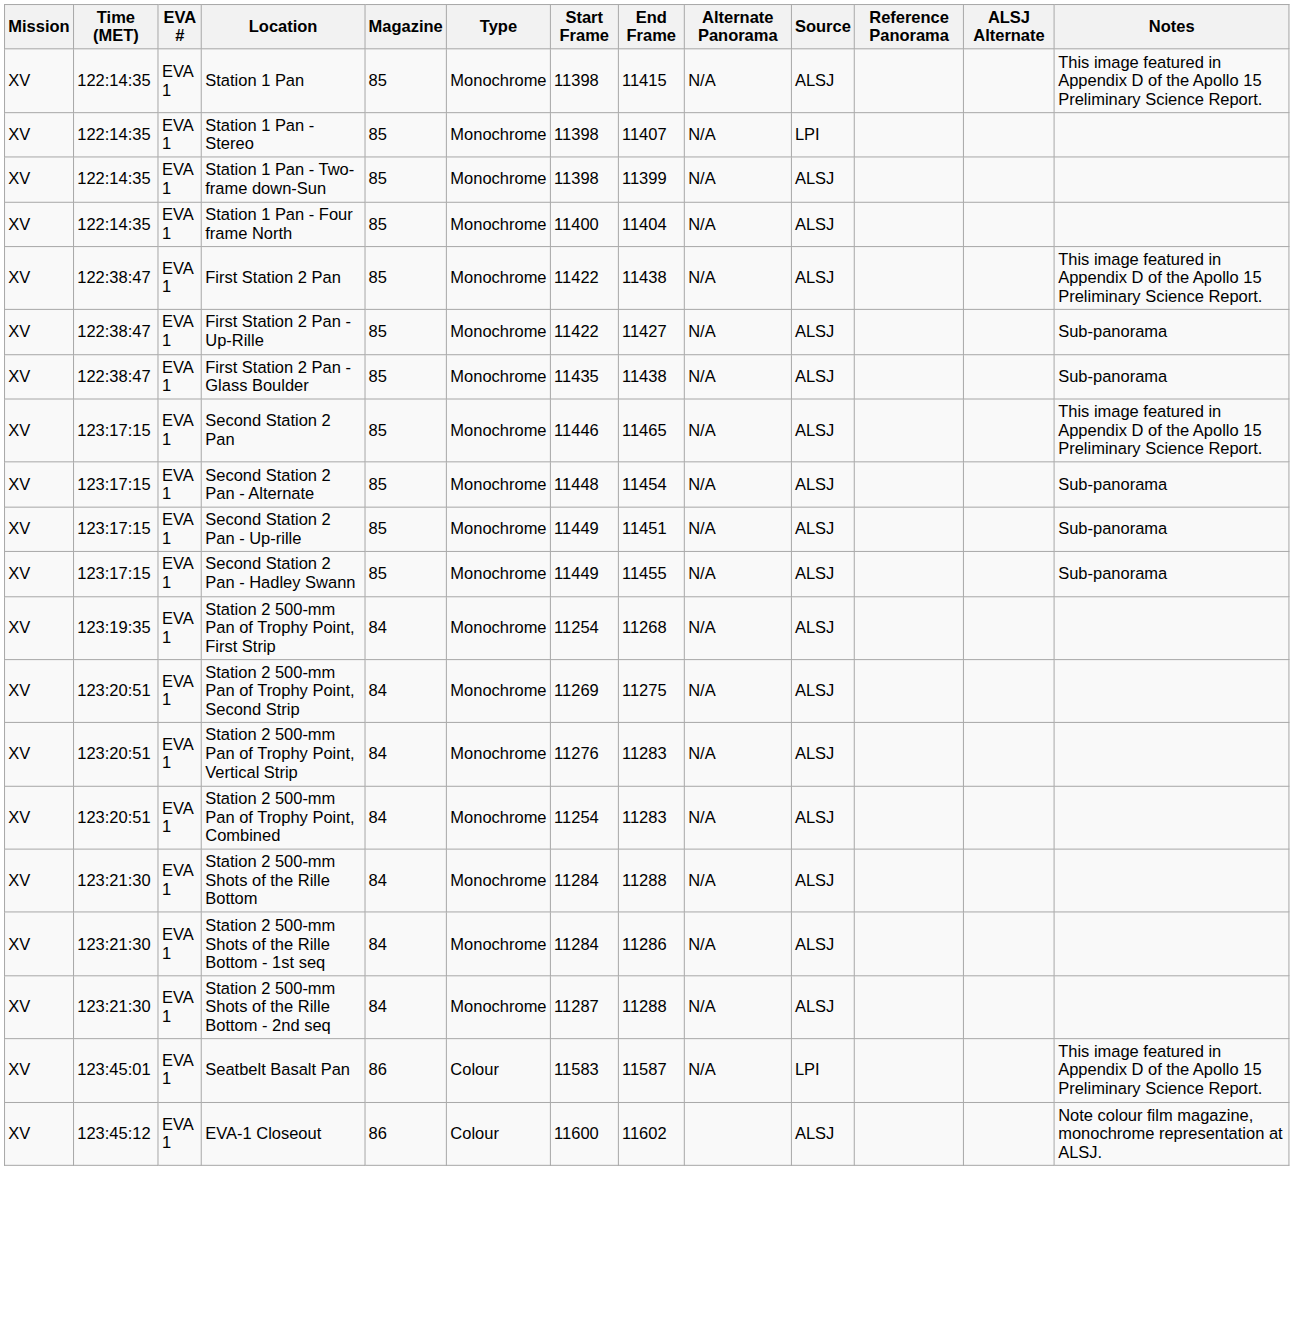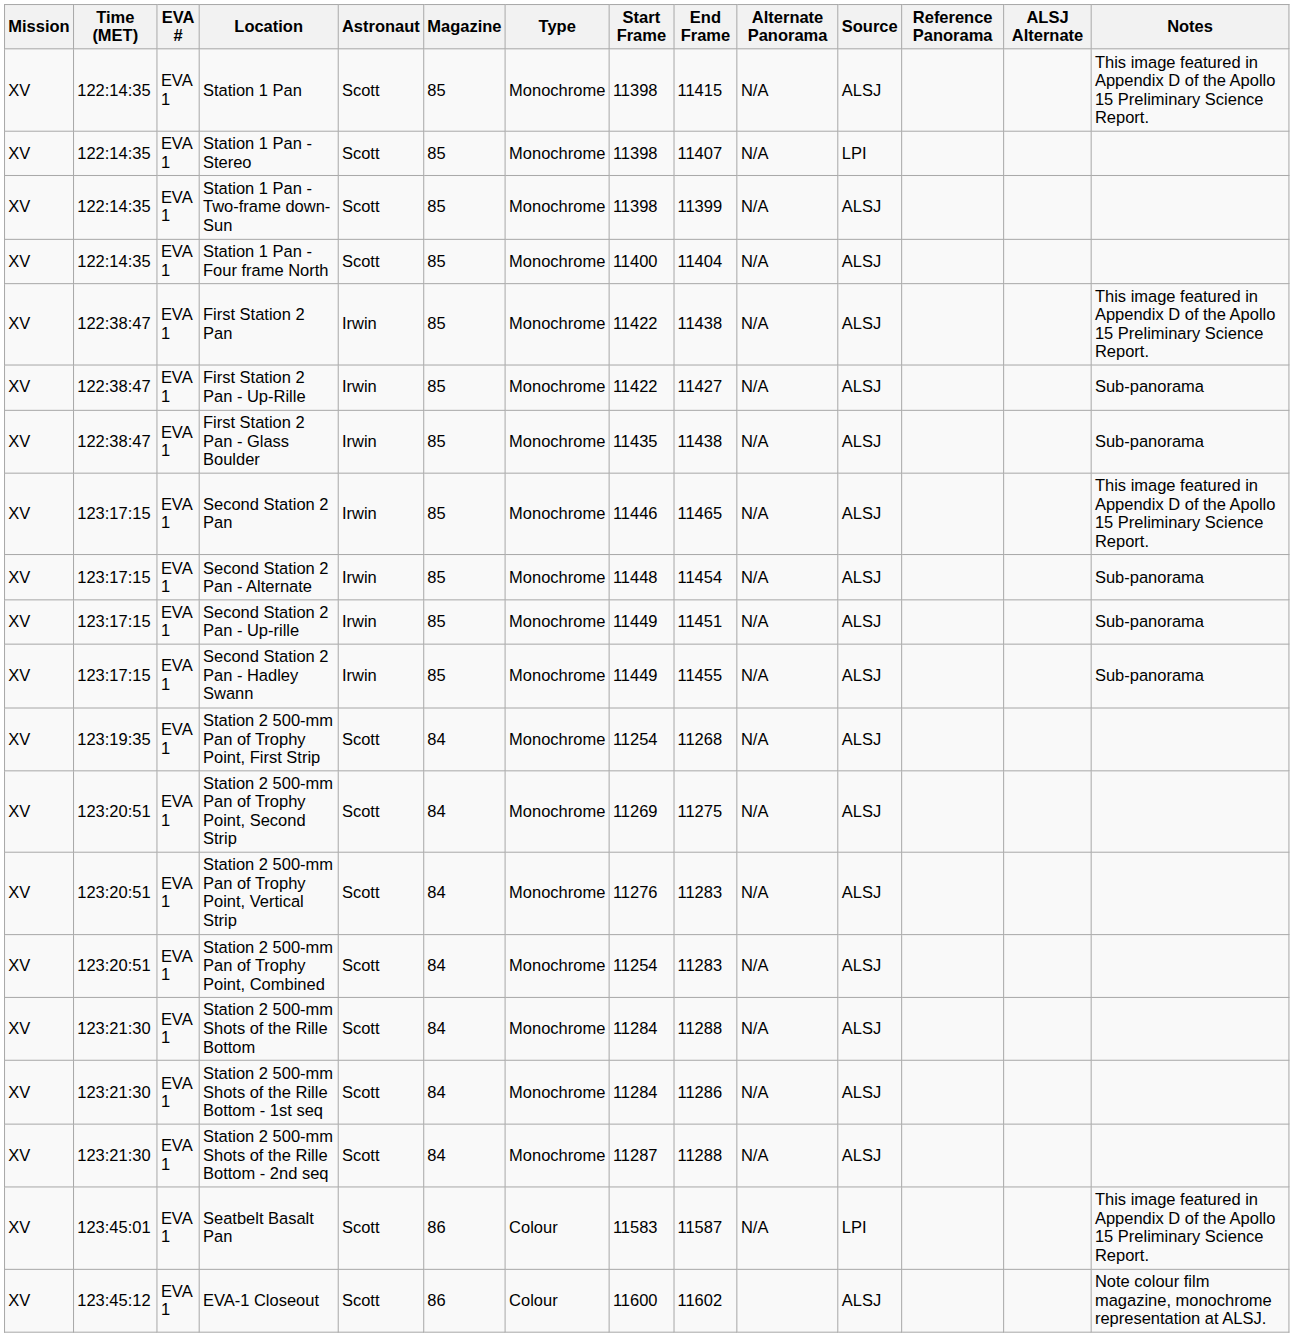+ column: (381, 26)
